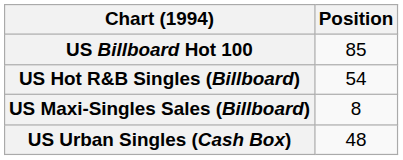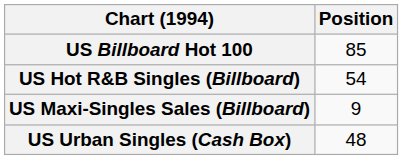(356, 109) 8 -> (356, 109) 9
